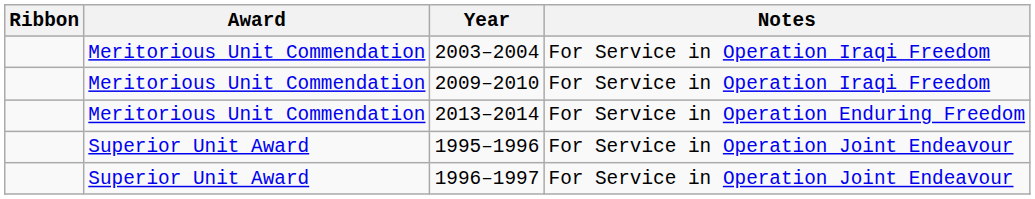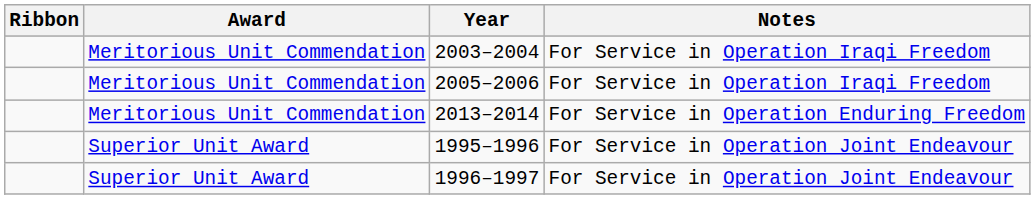+ row: (487, 84)
- row: (487, 84)
